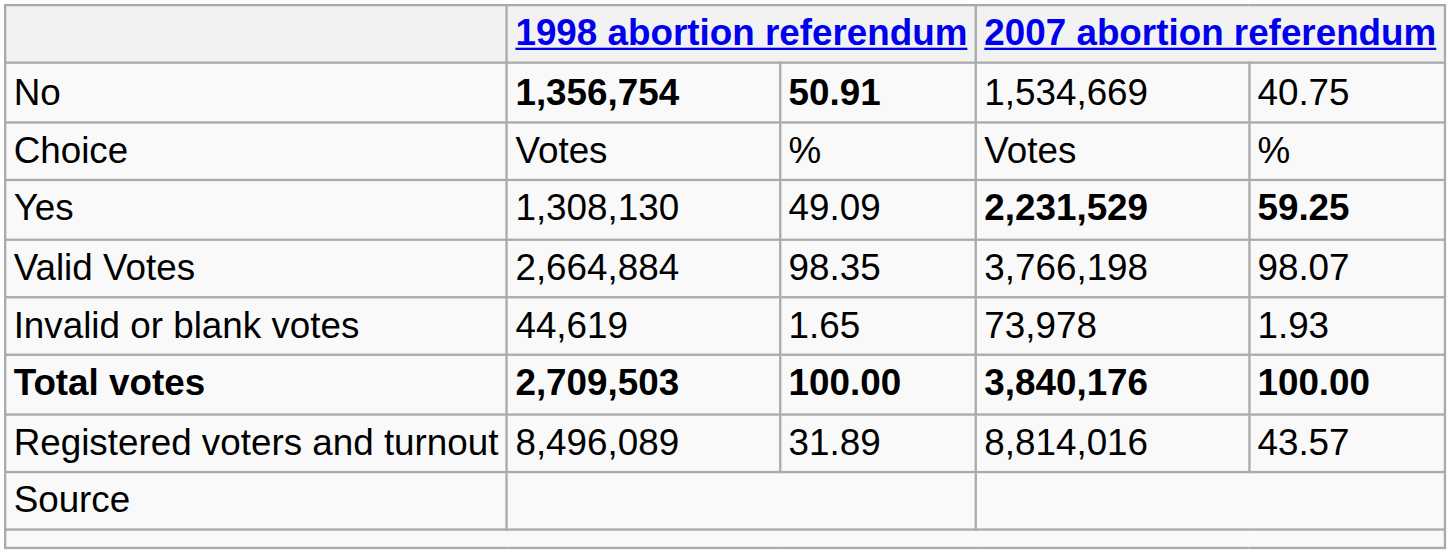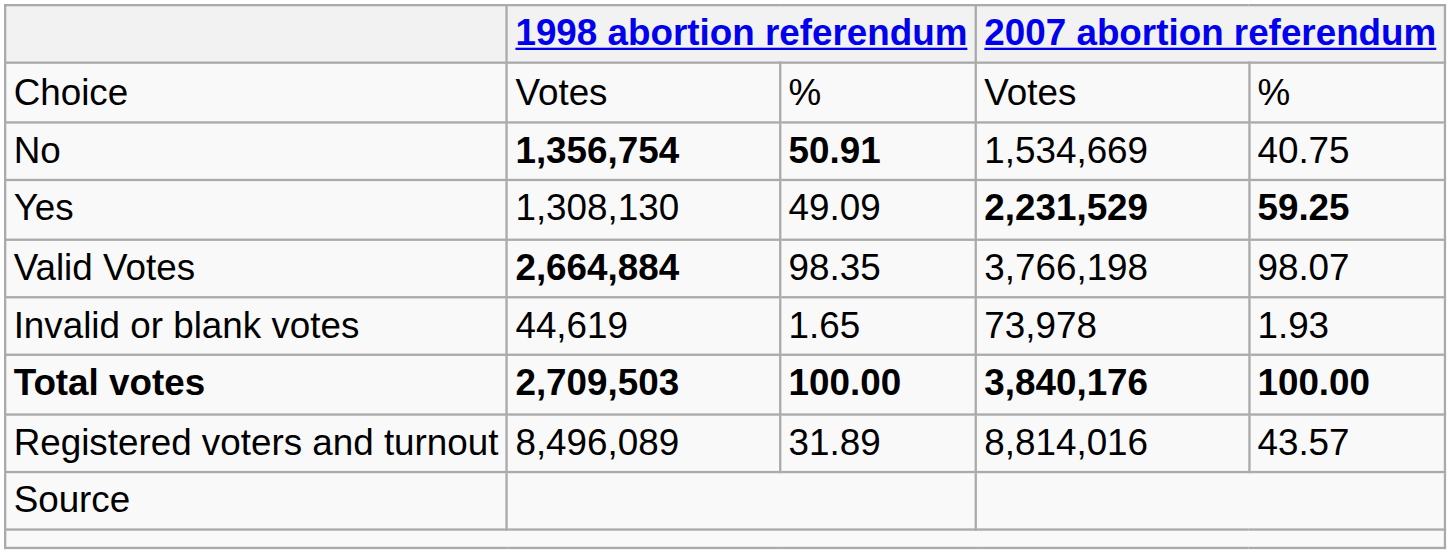rows swapped: (71, 150) <-> (37, 92)
(597, 267) normal -> (597, 267) bold
